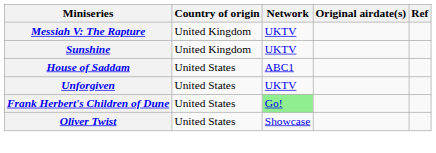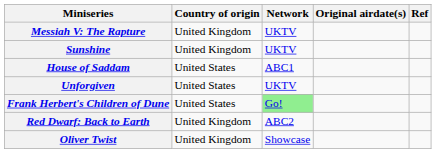+ row: (88, 121)
(205, 121) United States -> (213, 139) United Kingdom
